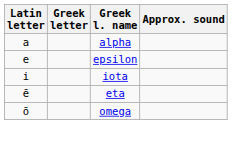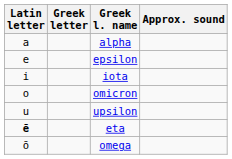+ row: (115, 94)
+ row: (115, 111)
(26, 94) normal -> (26, 128) bold
